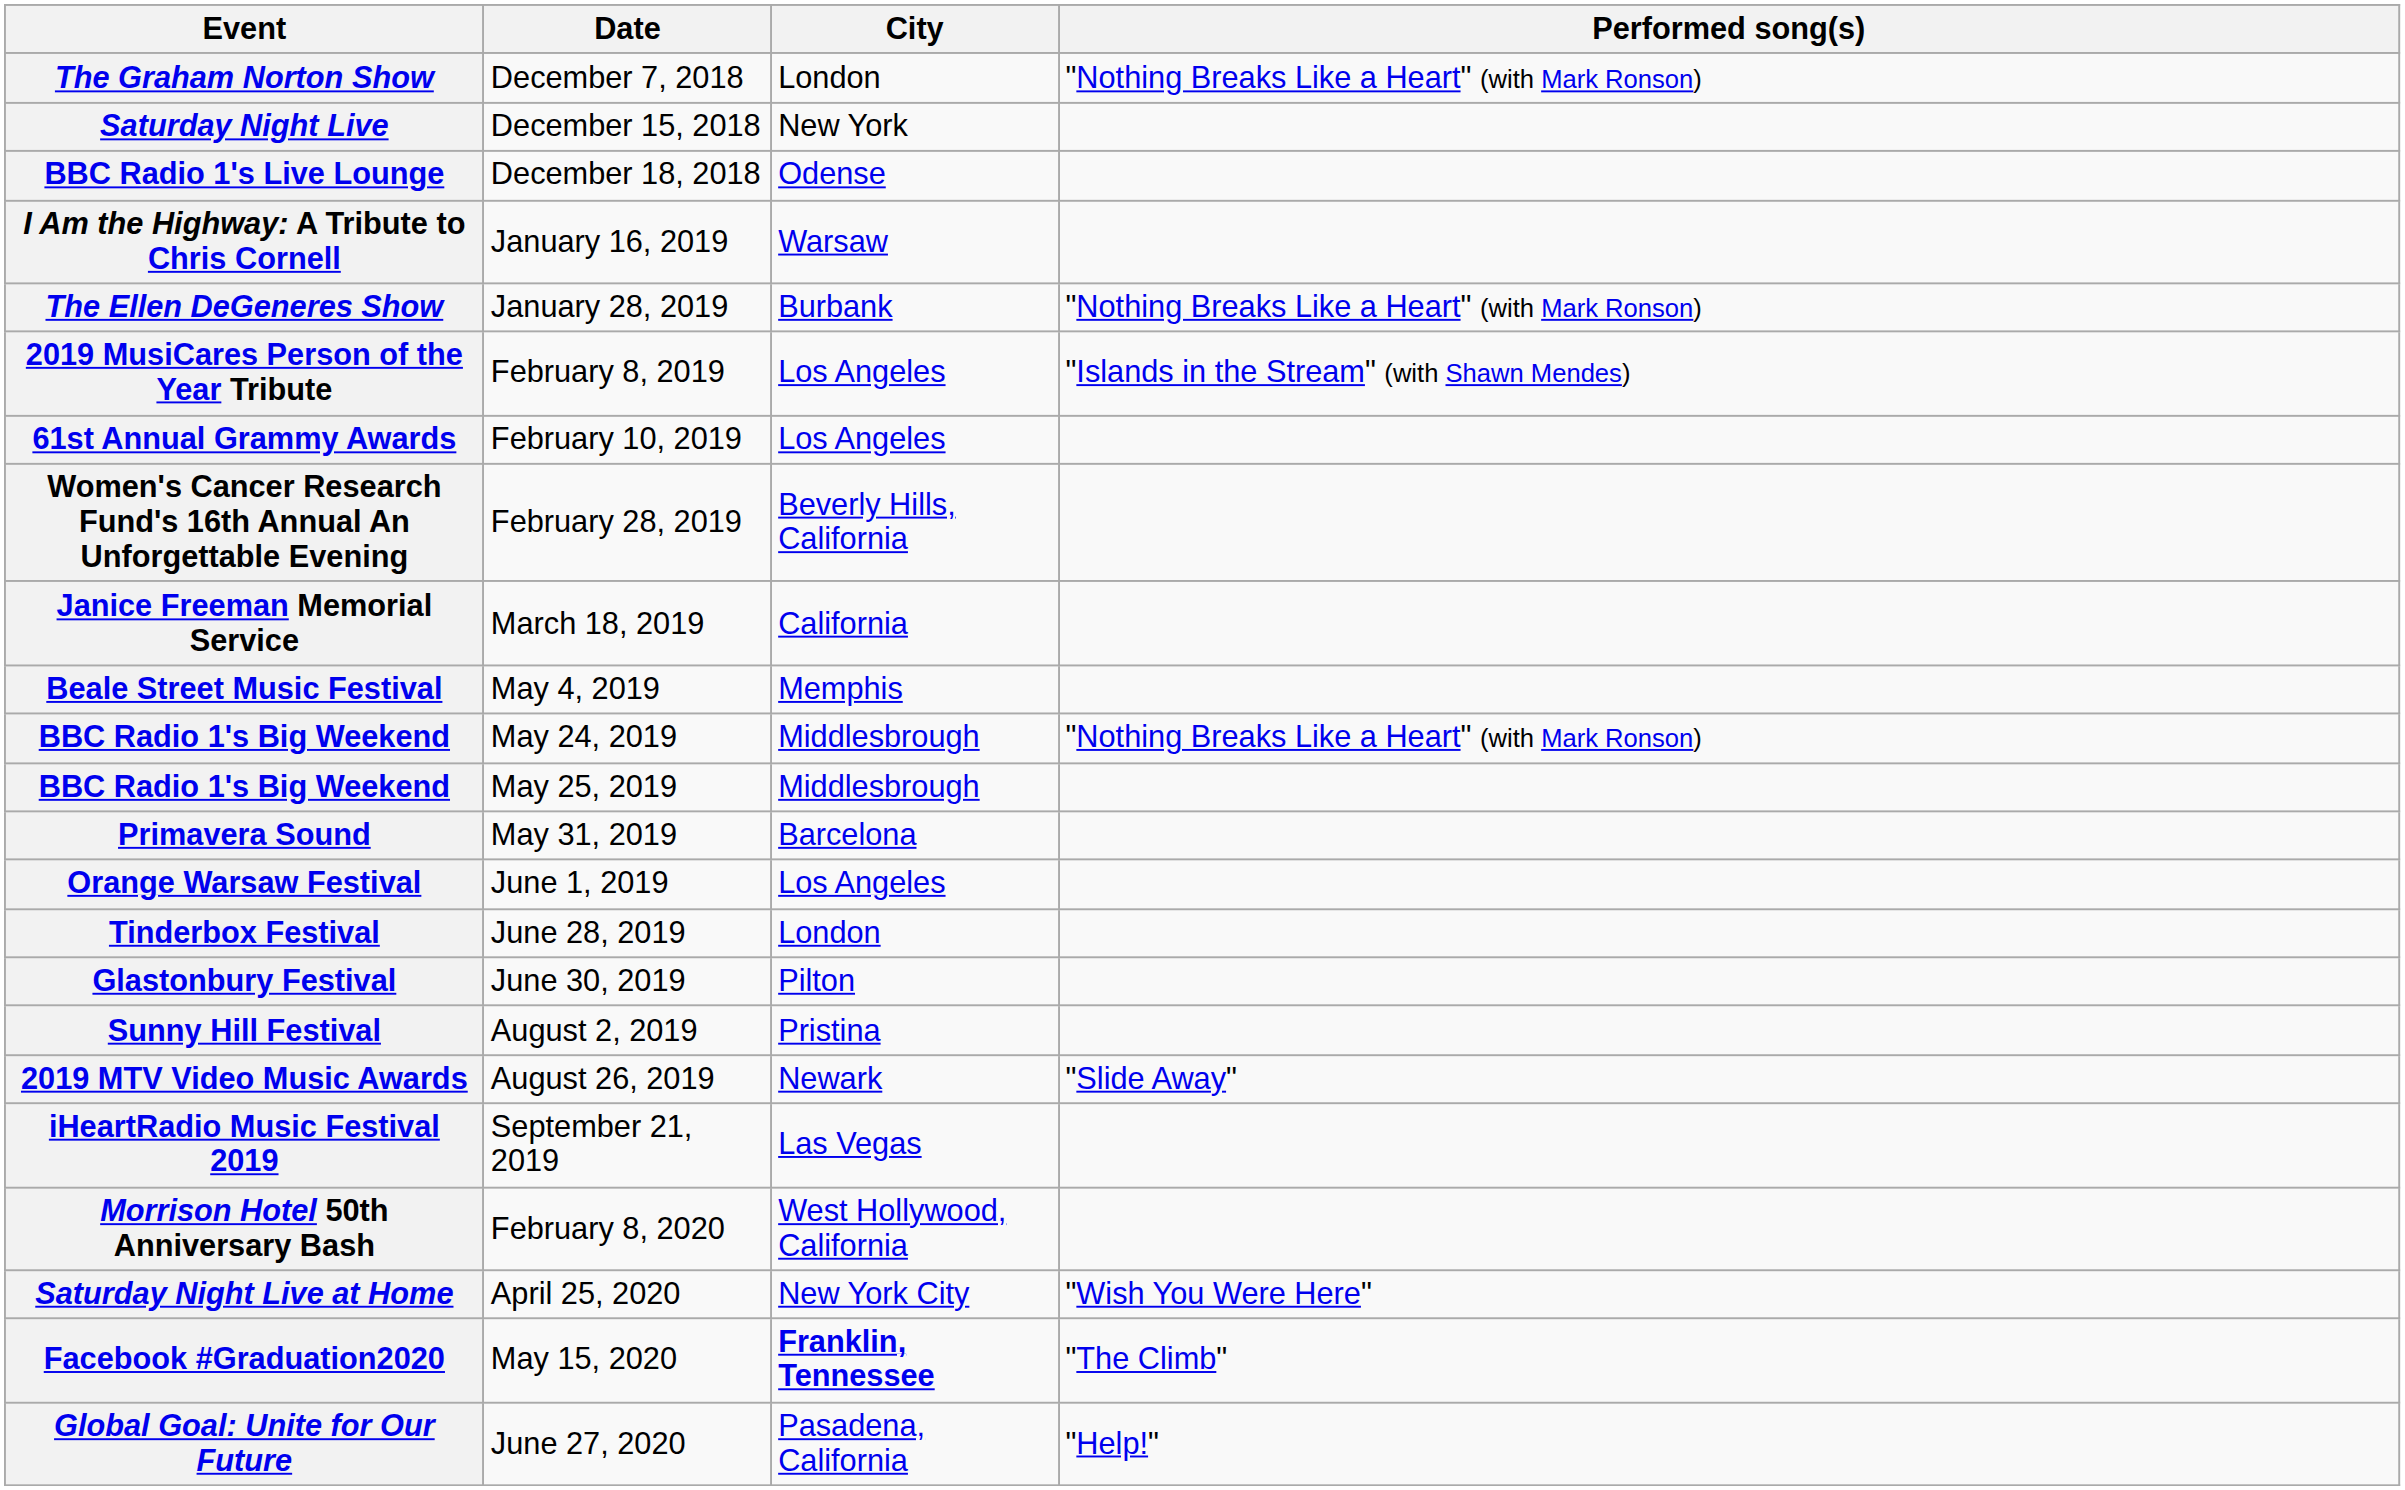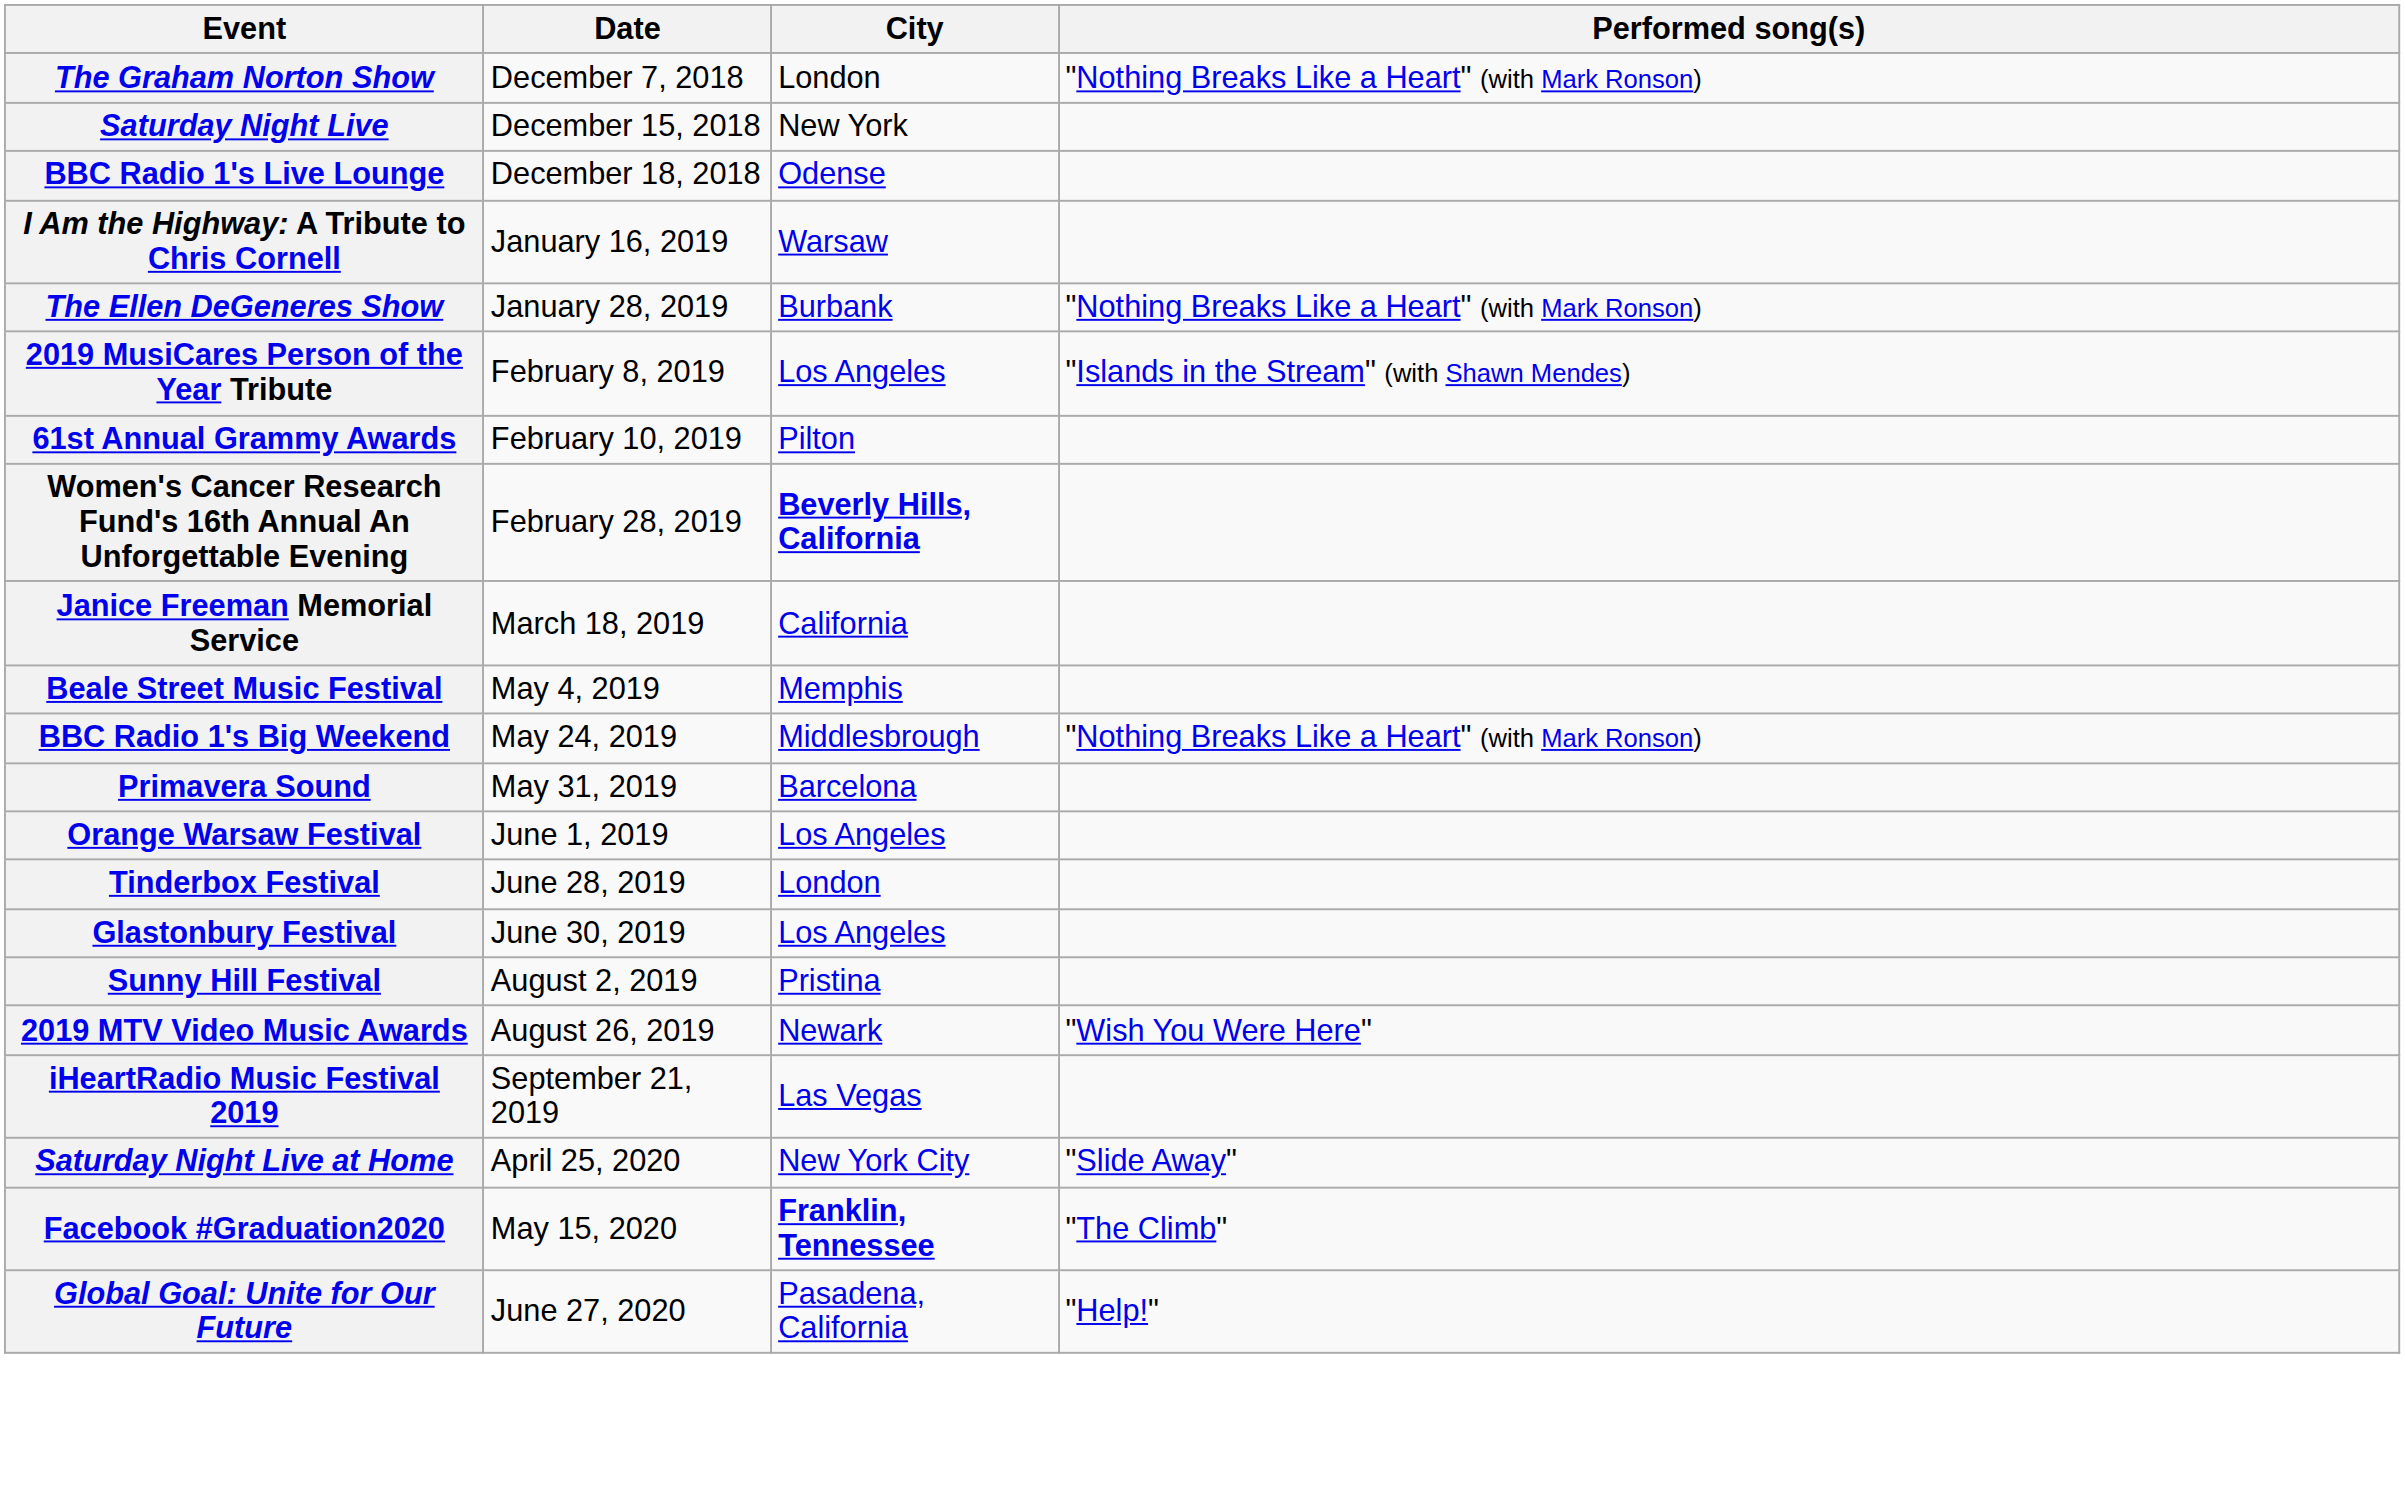(862, 439) Los Angeles -> (817, 439) Pilton
(867, 522) normal -> (875, 522) bold
- row: (584, 786)
(817, 981) Pilton -> (862, 932) Los Angeles
(1151, 1078) "Slide Away" -> (1219, 1029) "Wish You Were Here"
- row: (608, 1227)
(1219, 1293) "Wish You Were Here" -> (1151, 1161) "Slide Away"
